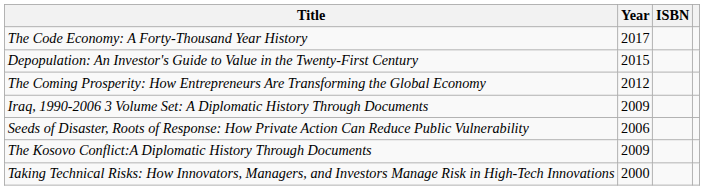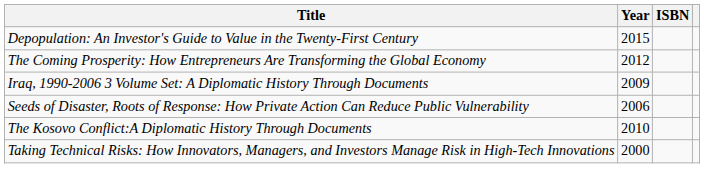- row: (158, 38)
(635, 151) 2009 -> (635, 128) 2010
